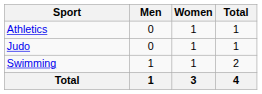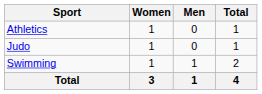columns swapped: (151, 13) <-> (193, 13)
